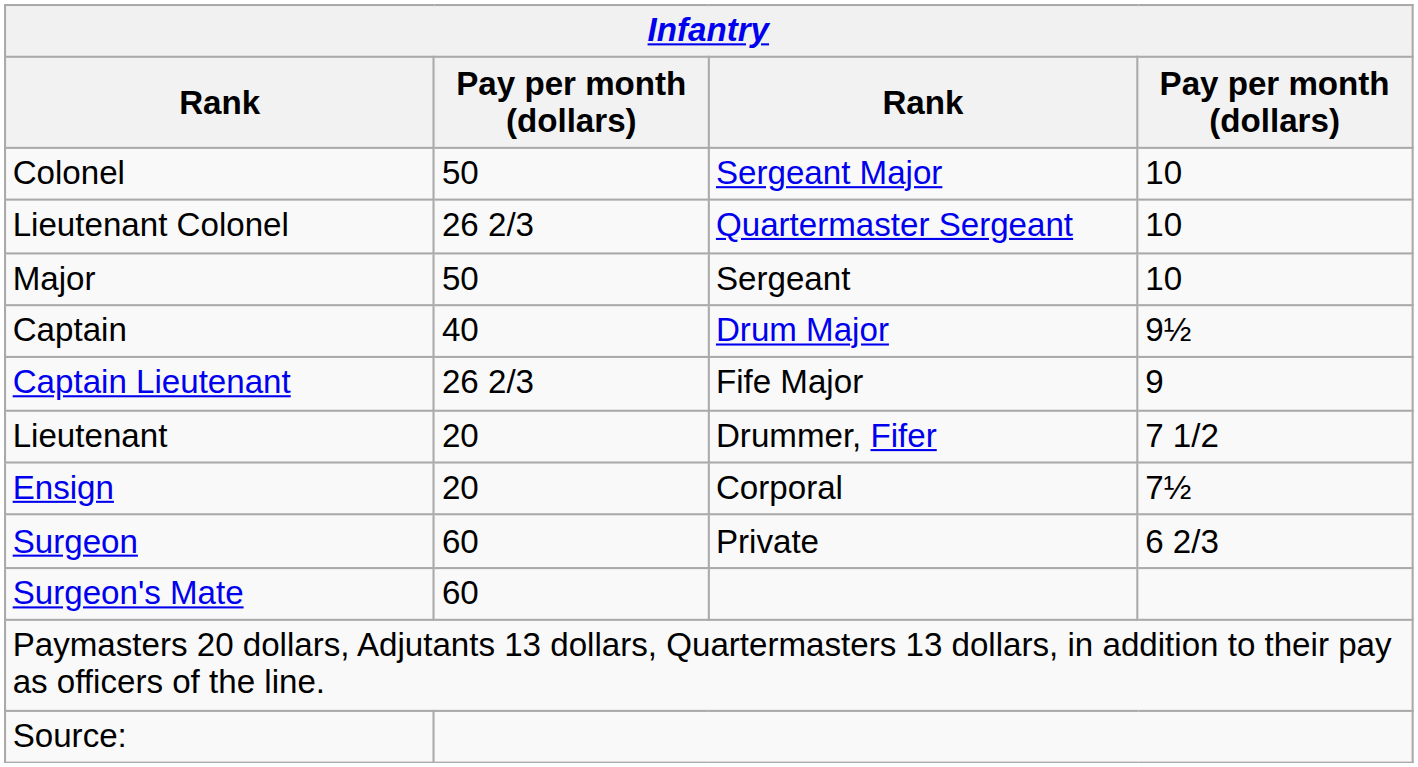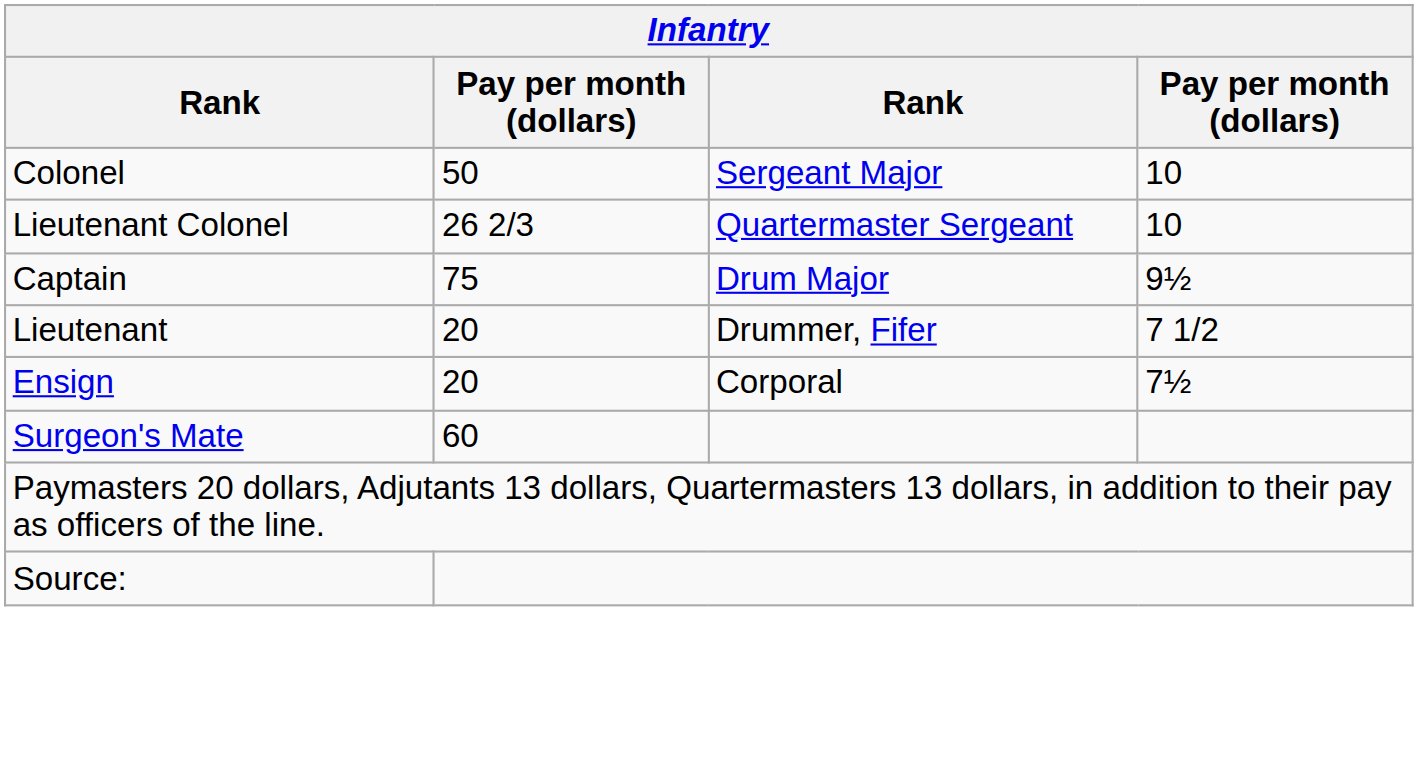- row: (54, 278)
(460, 330) 40 -> (460, 278) 75
- row: (152, 383)
- row: (75, 540)
